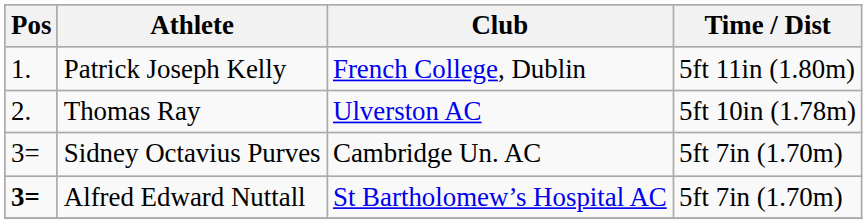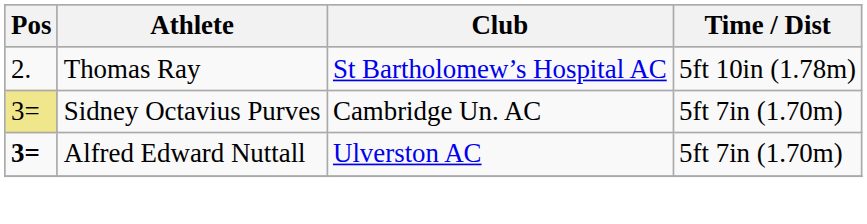- row: (175, 68)
(407, 111) Ulverston AC -> (500, 68) St Bartholomew’s Hospital AC
(25, 153) no background -> (25, 111) khaki background
(500, 196) St Bartholomew’s Hospital AC -> (407, 153) Ulverston AC
